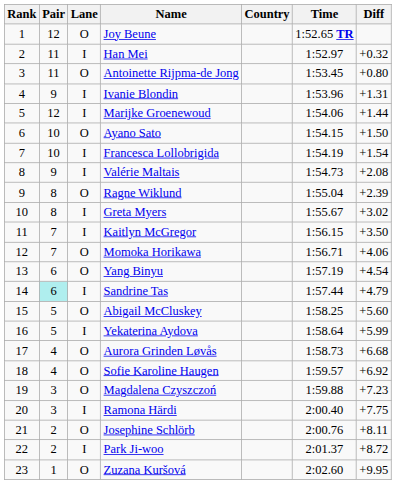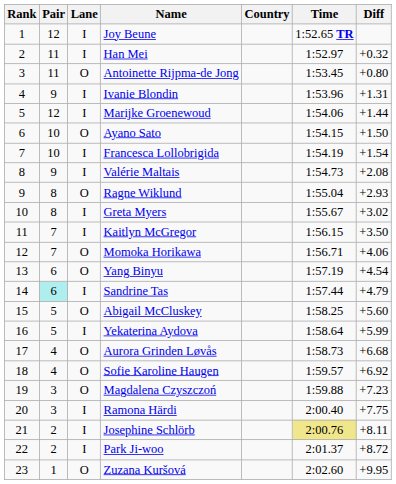(84, 34) O -> (84, 34) I
(374, 192) +2.39 -> (374, 192) +2.93
(84, 430) O -> (84, 430) I
(324, 430) no background -> (324, 430) khaki background
